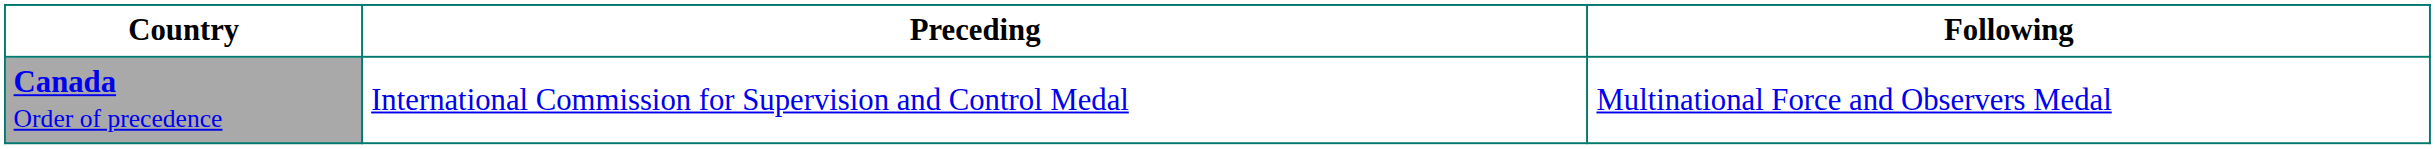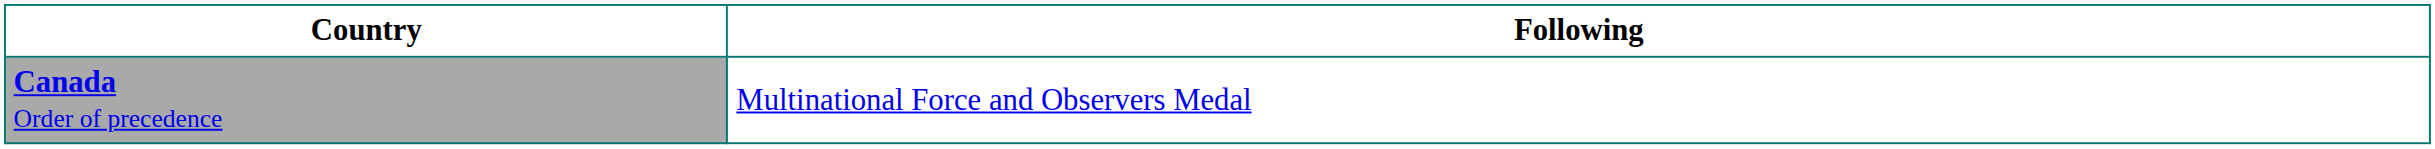- column: (975, 30)
